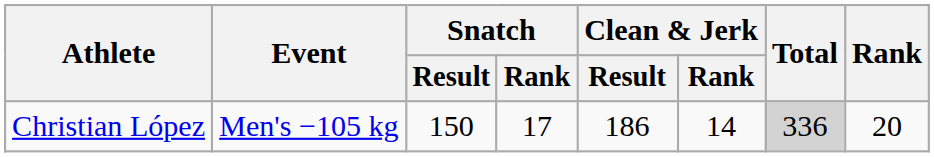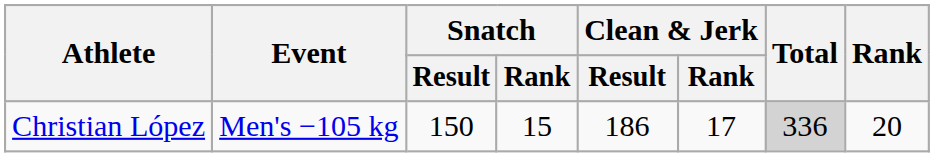(537, 126) 17 -> (537, 126) 15
(721, 126) 14 -> (721, 126) 17
